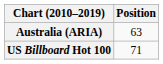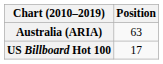(136, 50) 71 -> (136, 50) 17
